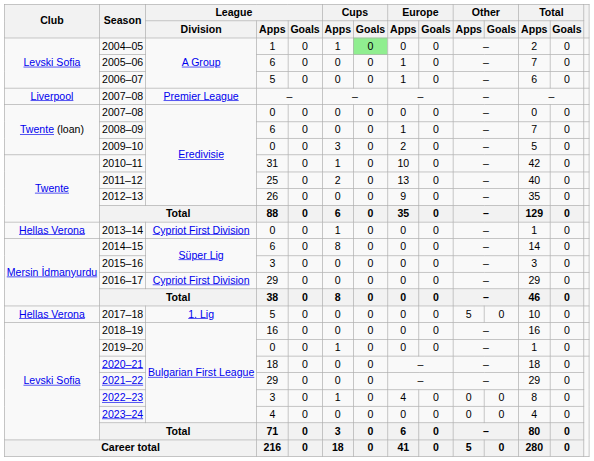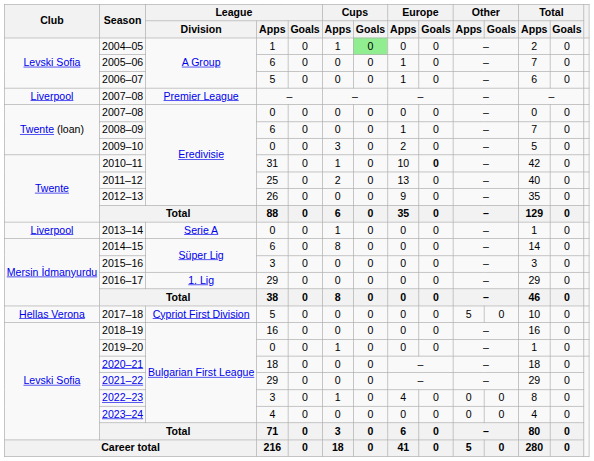(436, 163) normal -> (436, 163) bold
(52, 230) Hellas Verona -> (52, 230) Liverpool
(201, 230) Cypriot First Division -> (201, 230) Serie A
(201, 280) Cypriot First Division -> (201, 280) 1. Lig
(201, 314) 1. Lig -> (201, 314) Cypriot First Division
